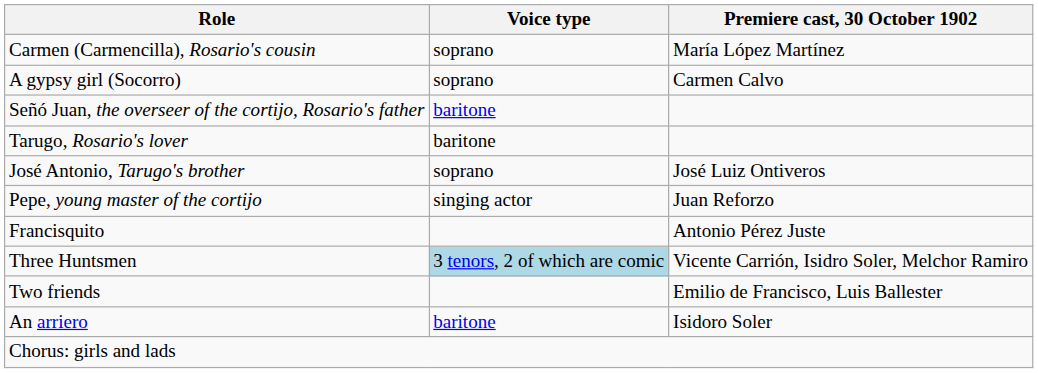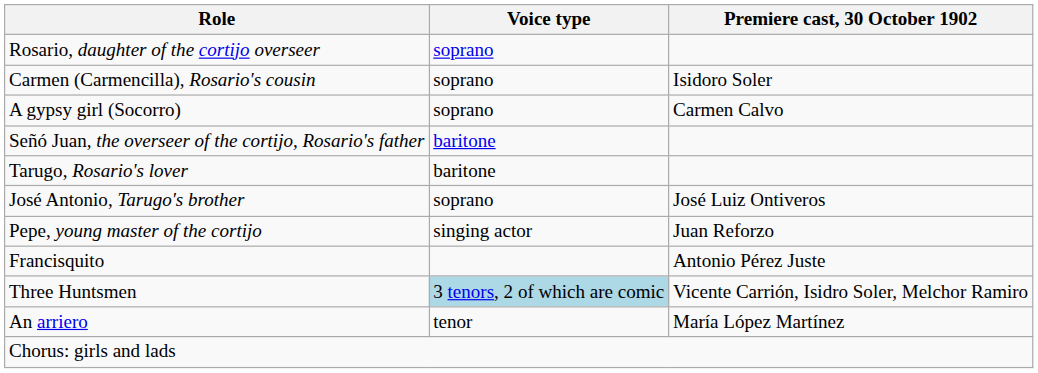+ row: (164, 49)
(759, 49) María López Martínez -> (723, 79) Isidoro Soler
- row: (55, 291)
(464, 321) baritone -> (453, 321) tenor
(723, 321) Isidoro Soler -> (759, 321) María López Martínez
